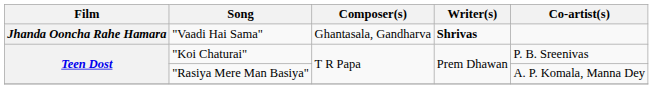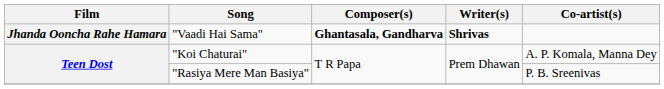(373, 34) normal -> (379, 34) bold
(551, 53) P. B. Sreenivas -> (591, 53) A. P. Komala, Manna Dey
(579, 73) A. P. Komala, Manna Dey -> (563, 73) P. B. Sreenivas
